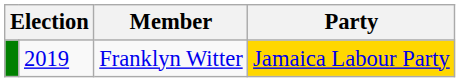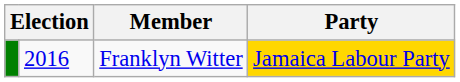(47, 58) 2019 -> (47, 58) 2016
